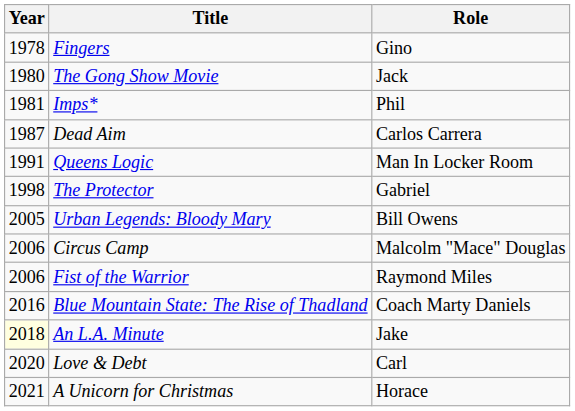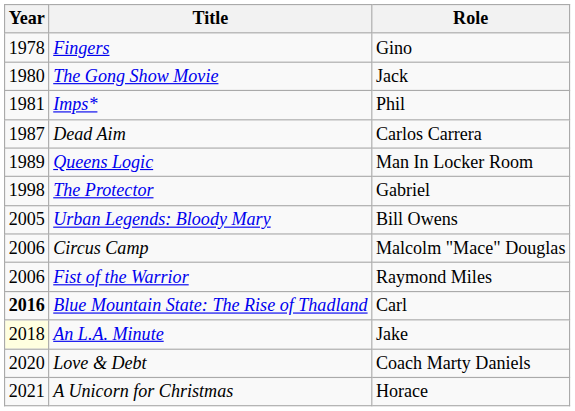(27, 162) 1991 -> (27, 162) 1989
(27, 305) normal -> (27, 305) bold
(453, 305) Coach Marty Daniels -> (391, 305) Carl
(391, 362) Carl -> (453, 362) Coach Marty Daniels
